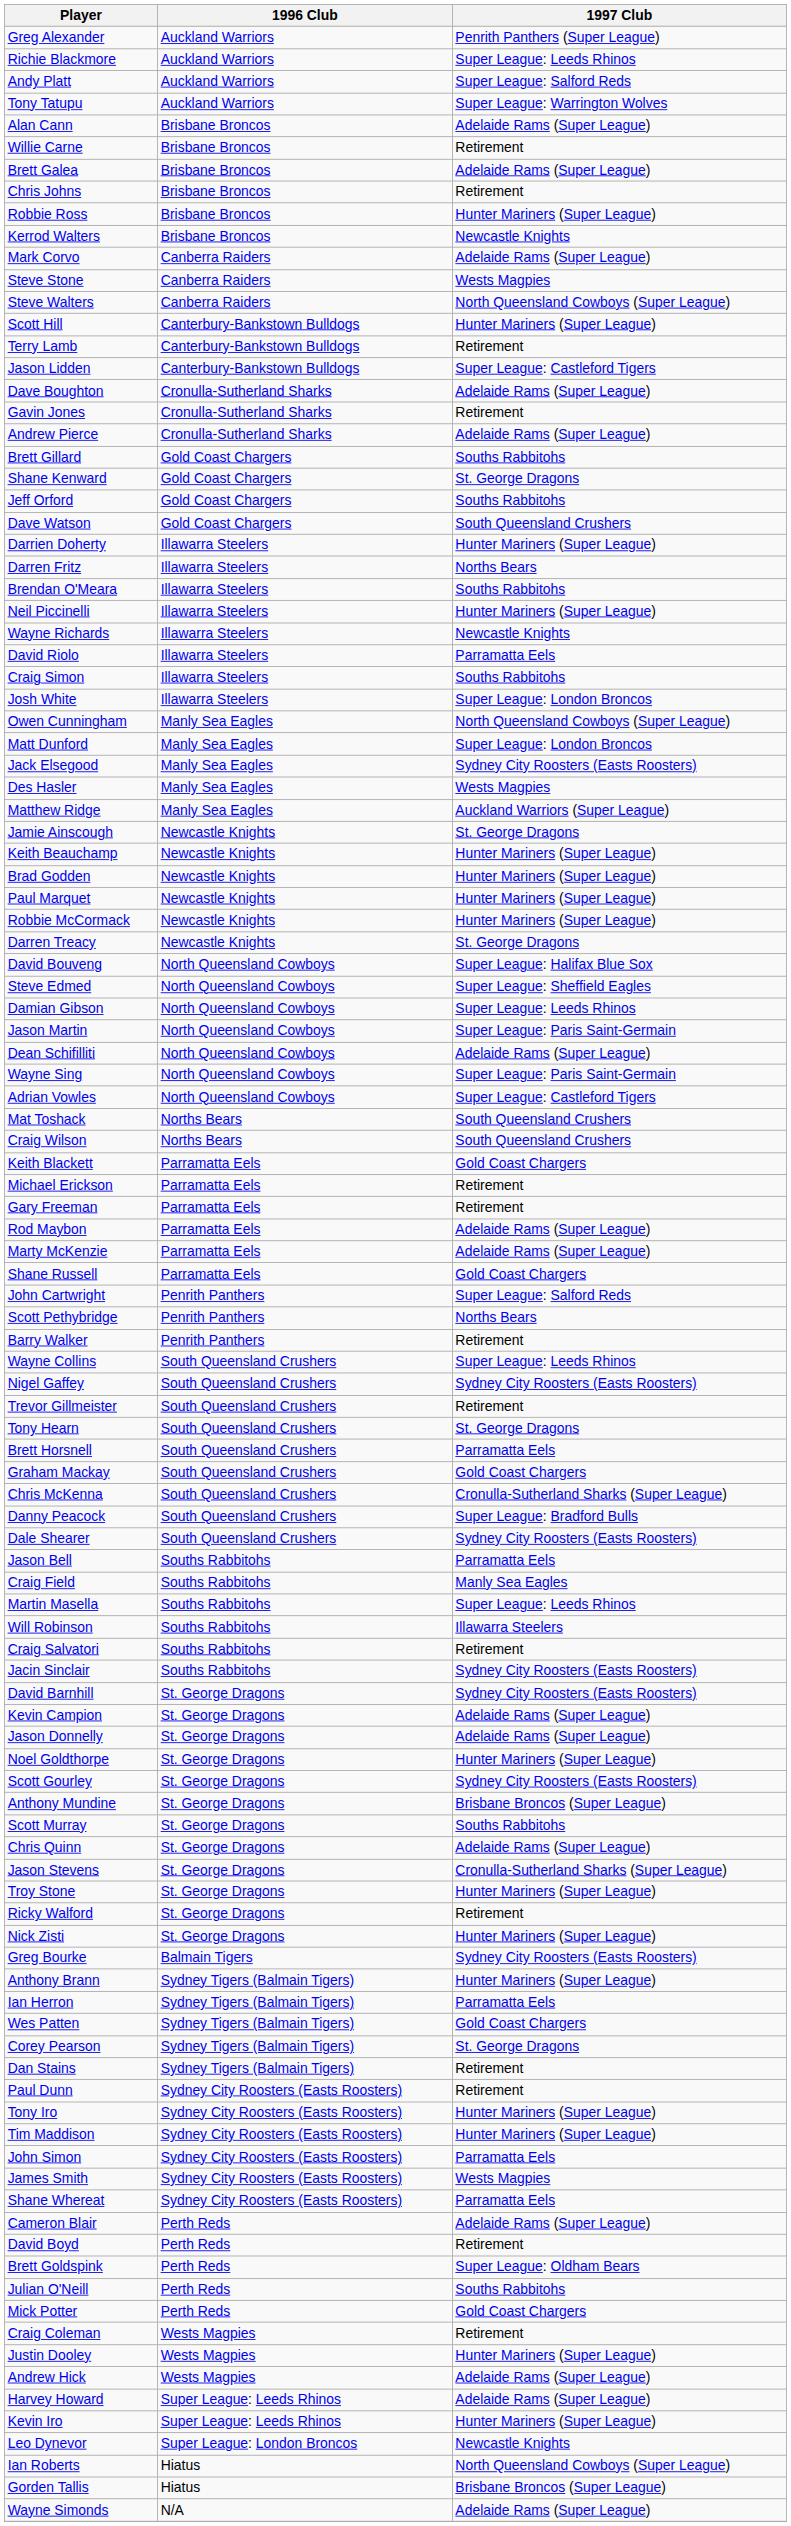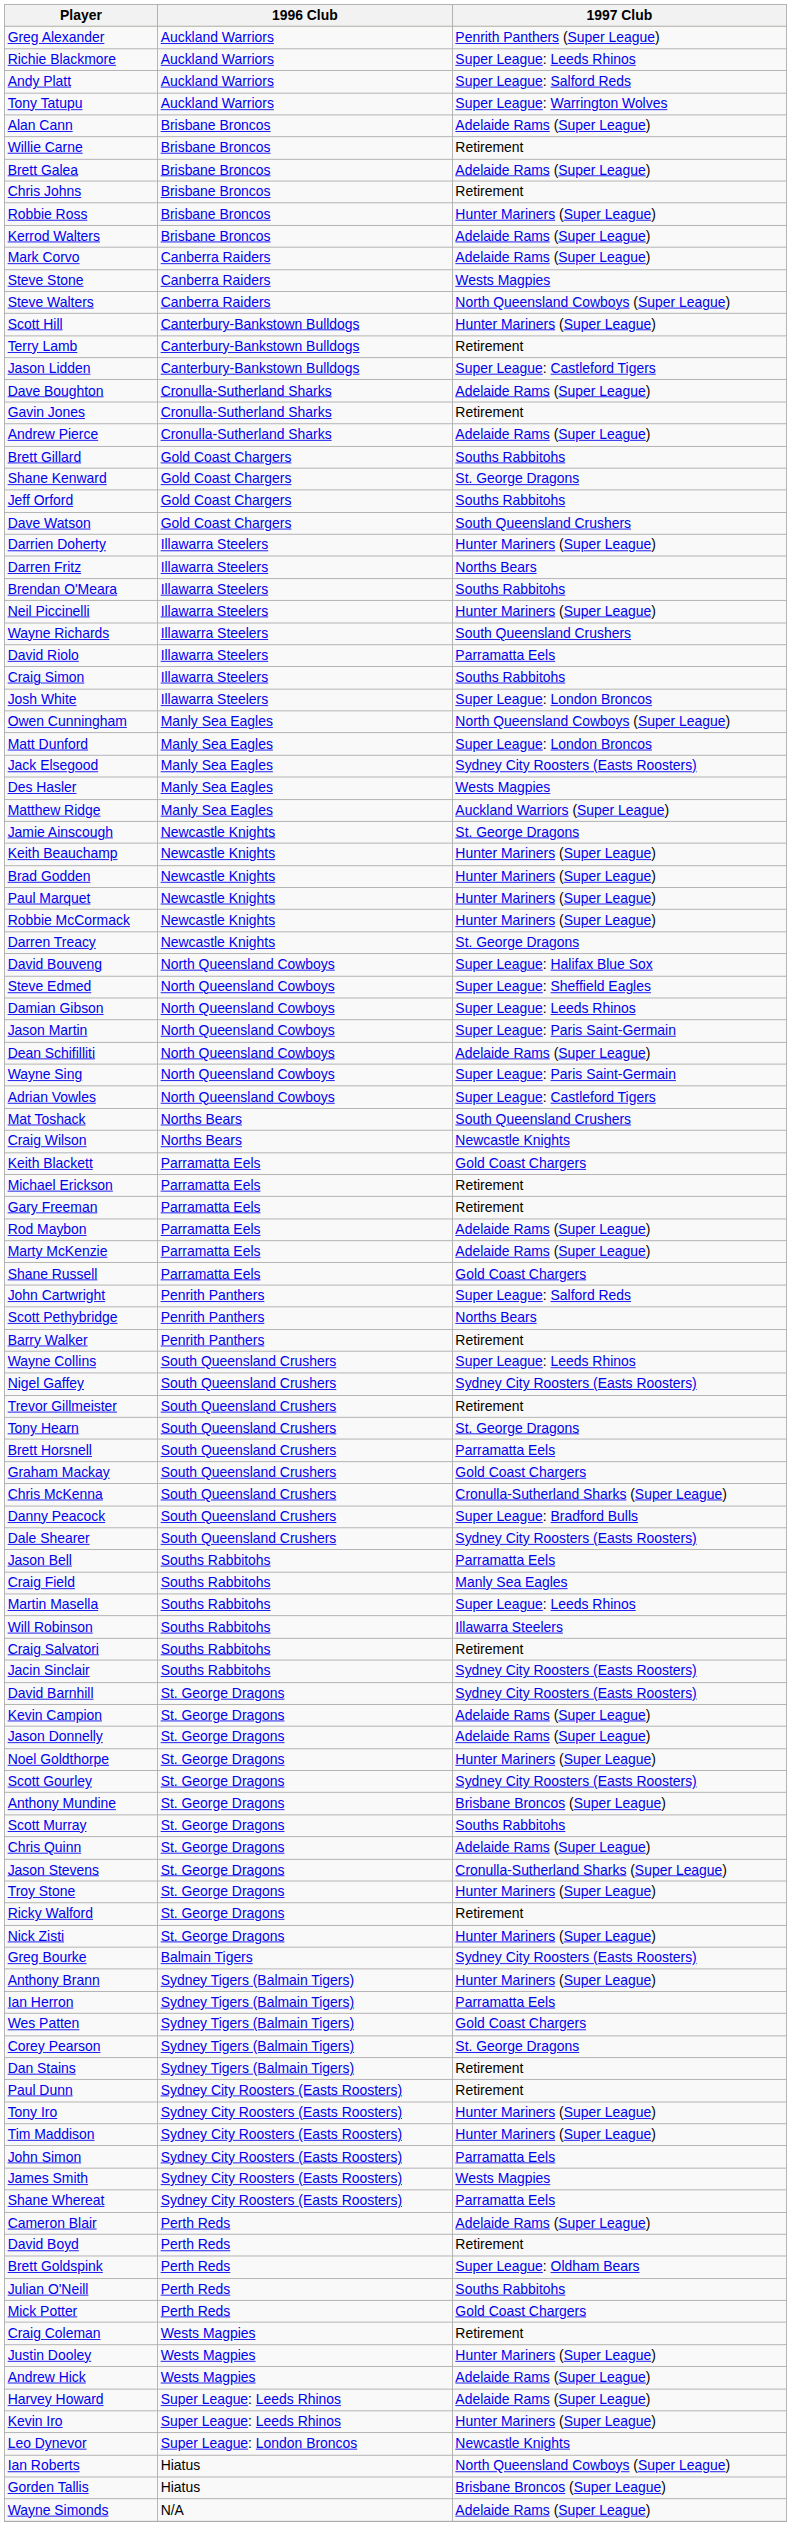(513, 236) Newcastle Knights -> (553, 236) Adelaide Rams (Super League)
(513, 633) Newcastle Knights -> (543, 633) South Queensland Crushers
(543, 1141) South Queensland Crushers -> (513, 1141) Newcastle Knights
